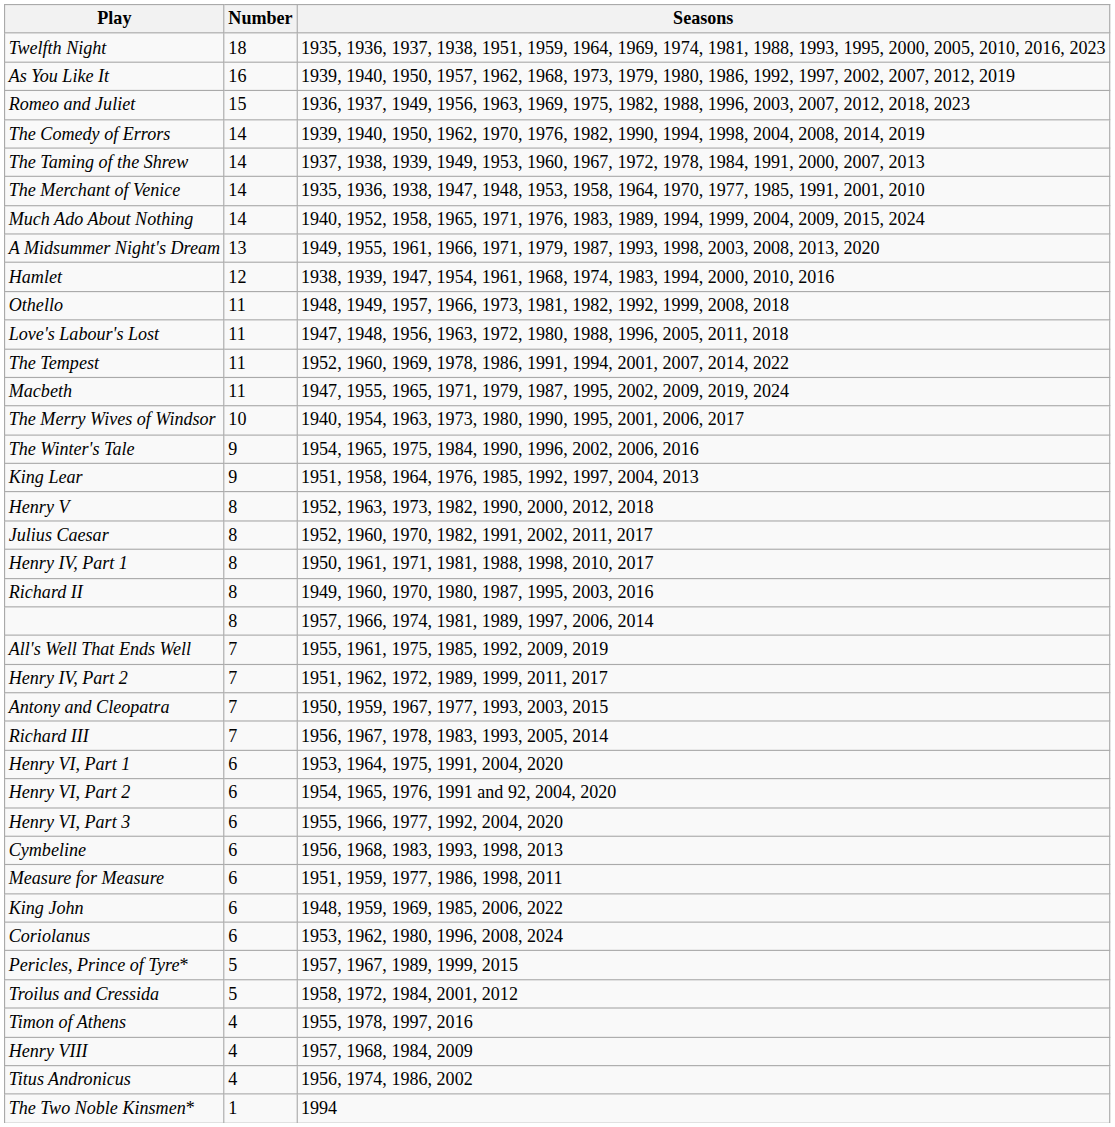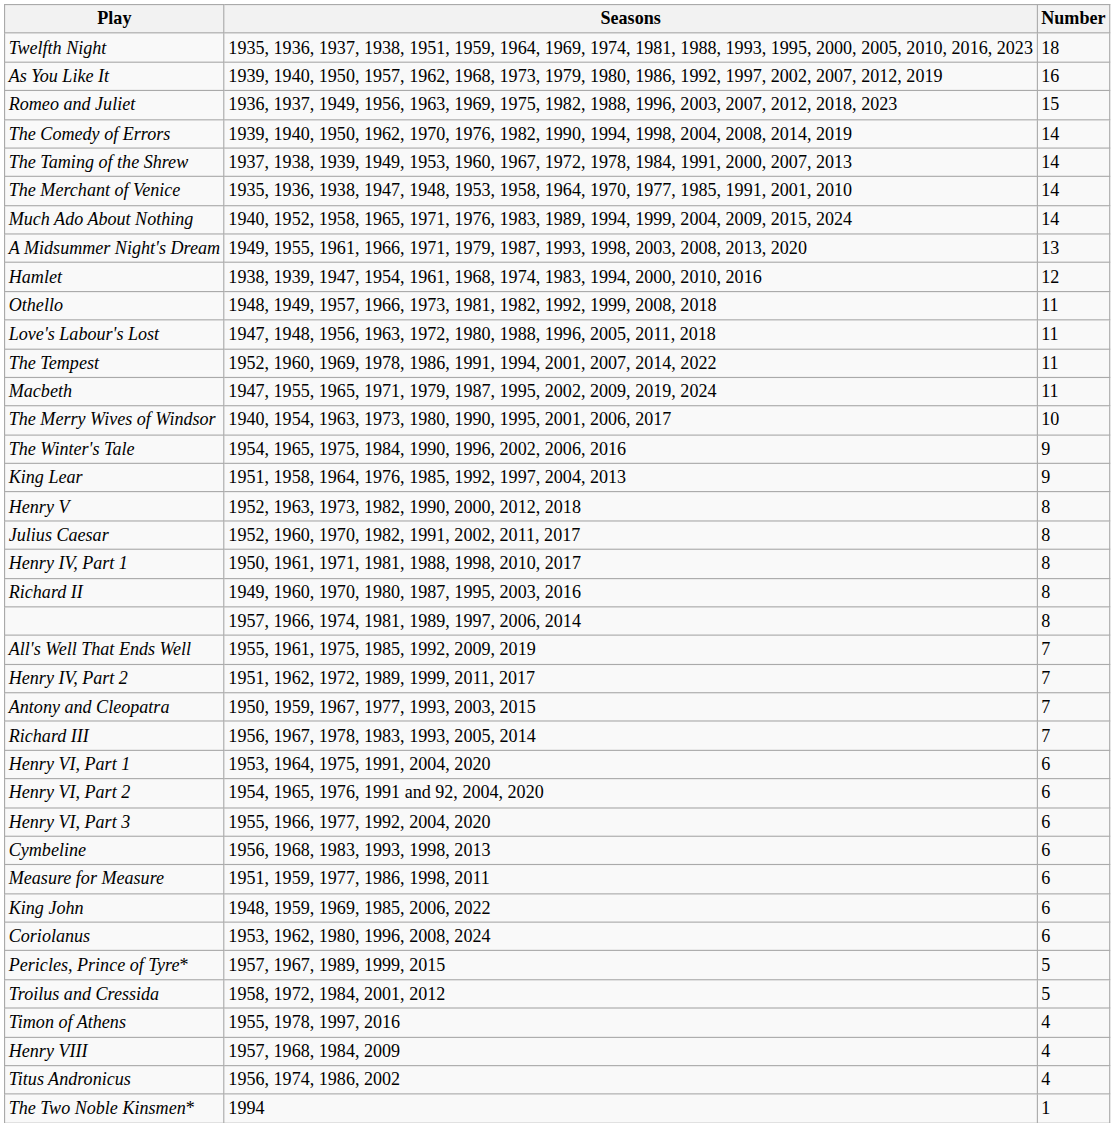columns swapped: (261, 18) <-> (703, 18)
